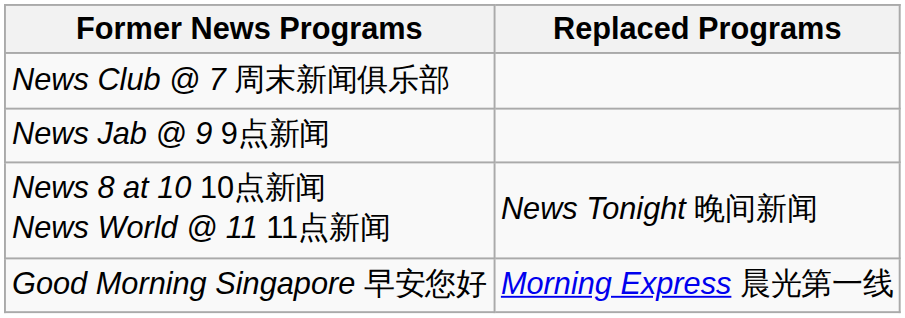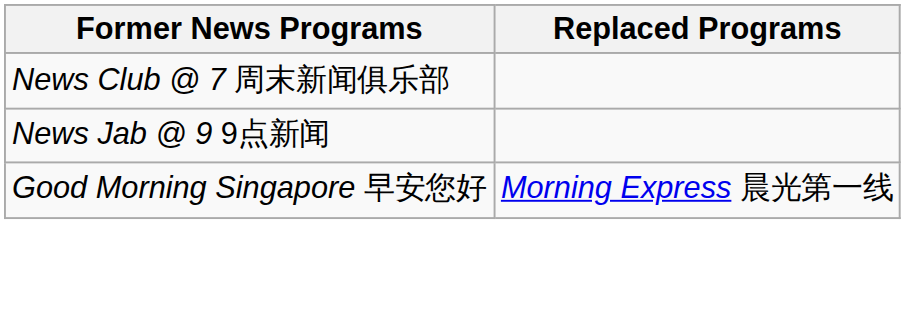- row: (201, 208)
